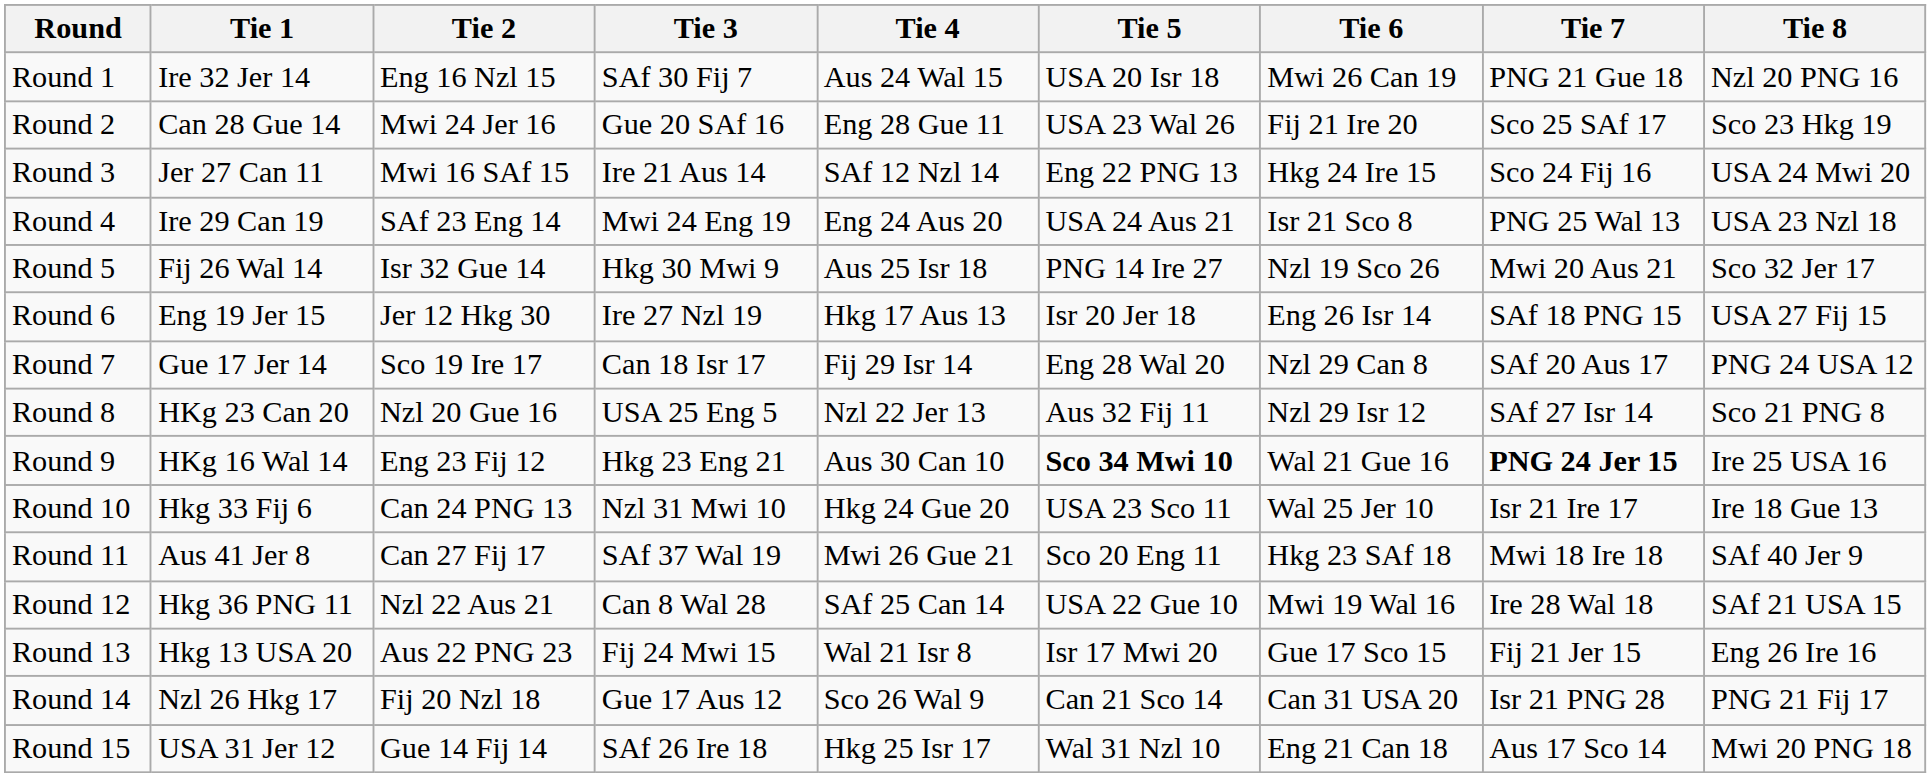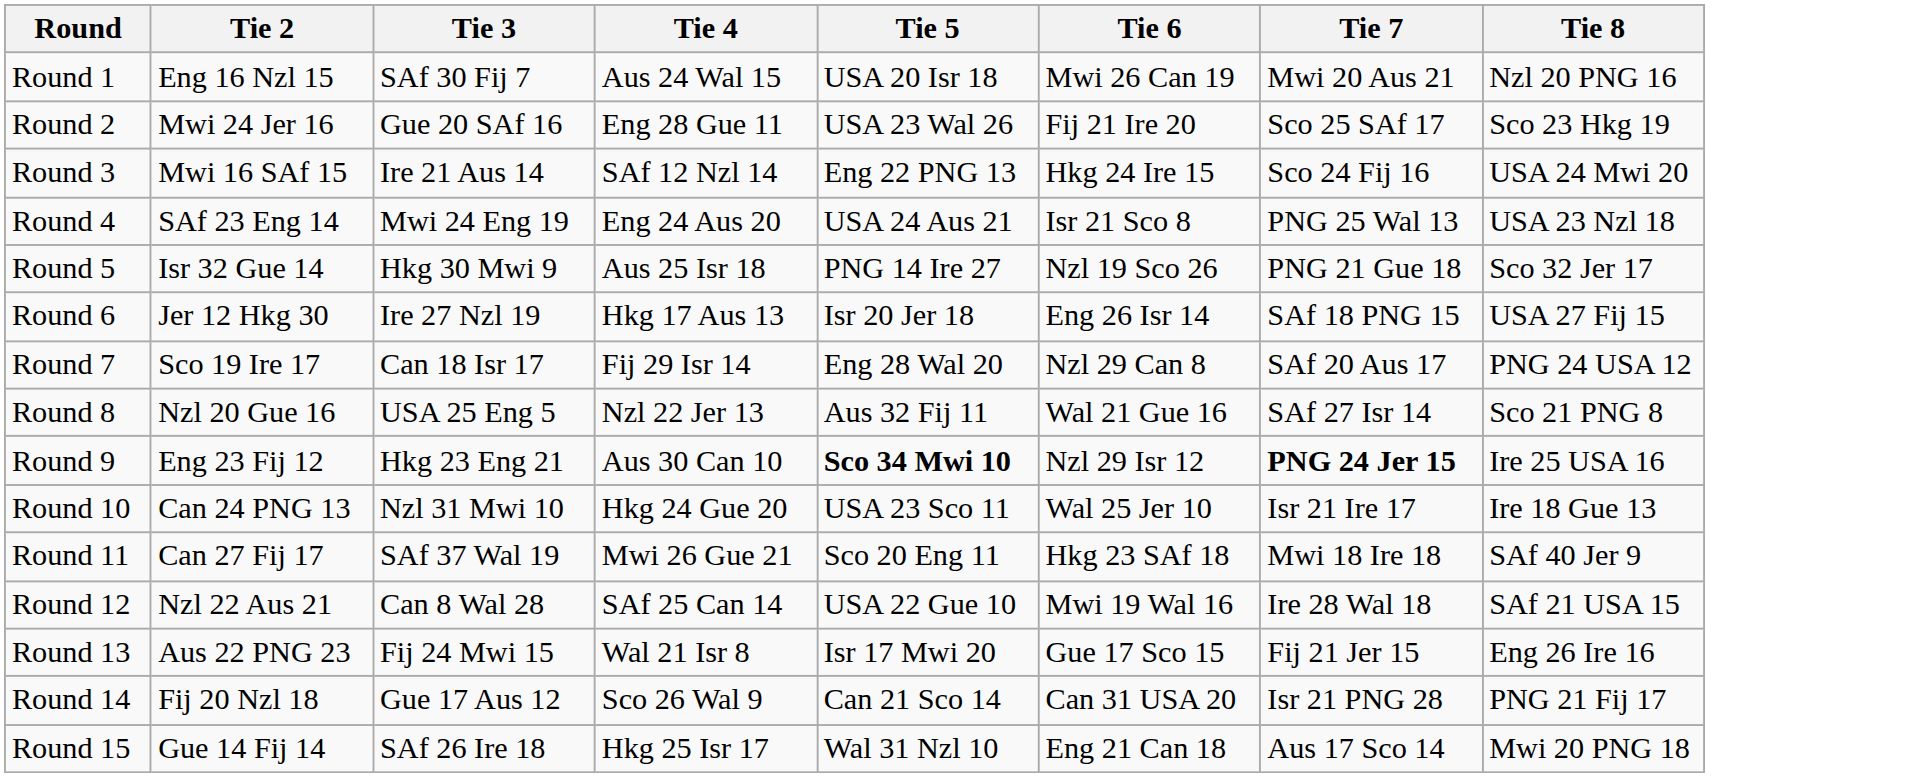- column: (262, 28)
(1586, 76) PNG 21 Gue 18 -> (1361, 76) Mwi 20 Aus 21
(1583, 268) Mwi 20 Aus 21 -> (1364, 268) PNG 21 Gue 18
(1347, 412) Nzl 29 Isr 12 -> (1136, 412) Wal 21 Gue 16
(1358, 460) Wal 21 Gue 16 -> (1125, 460) Nzl 29 Isr 12
